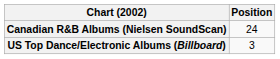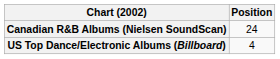(252, 45) 3 -> (252, 45) 4
